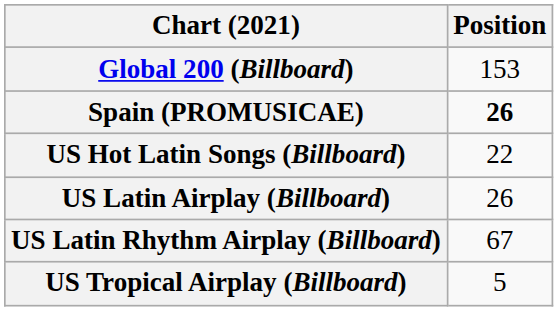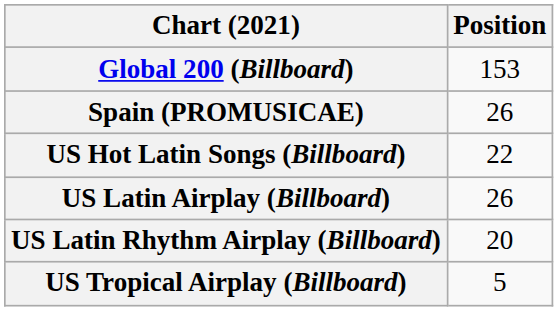(500, 111) bold -> (500, 111) normal
(500, 240) 67 -> (500, 240) 20
